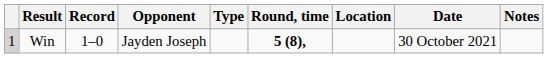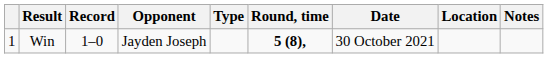columns swapped: (448, 16) <-> (363, 16)
(12, 41) lightgrey background -> (12, 41) no background
